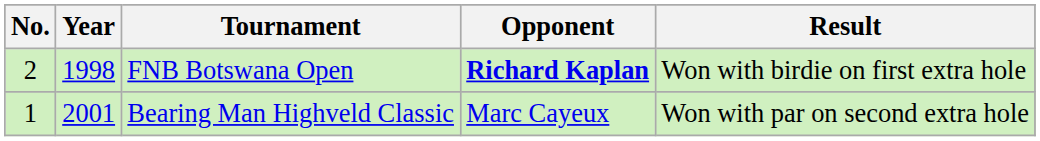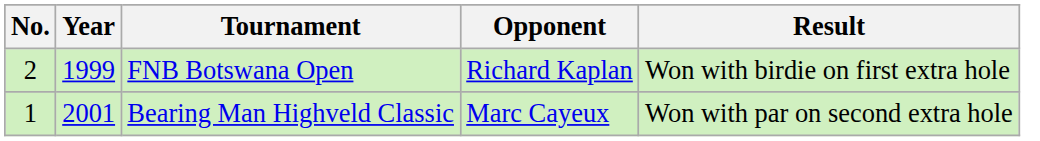(89, 70) 1998 -> (89, 70) 1999
(558, 70) bold -> (550, 70) normal
